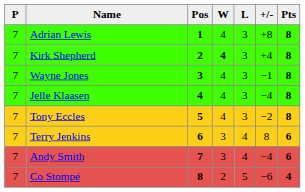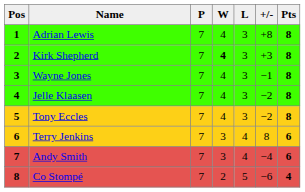columns swapped: (200, 14) <-> (15, 14)
(266, 55) +4 -> (266, 55) +3
(266, 95) −4 -> (266, 95) −2
